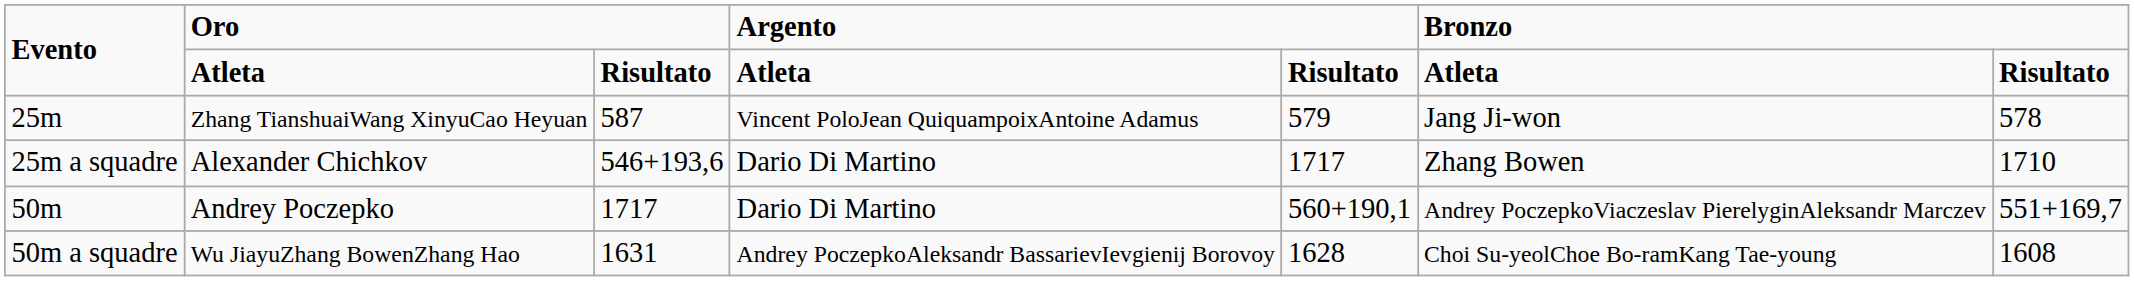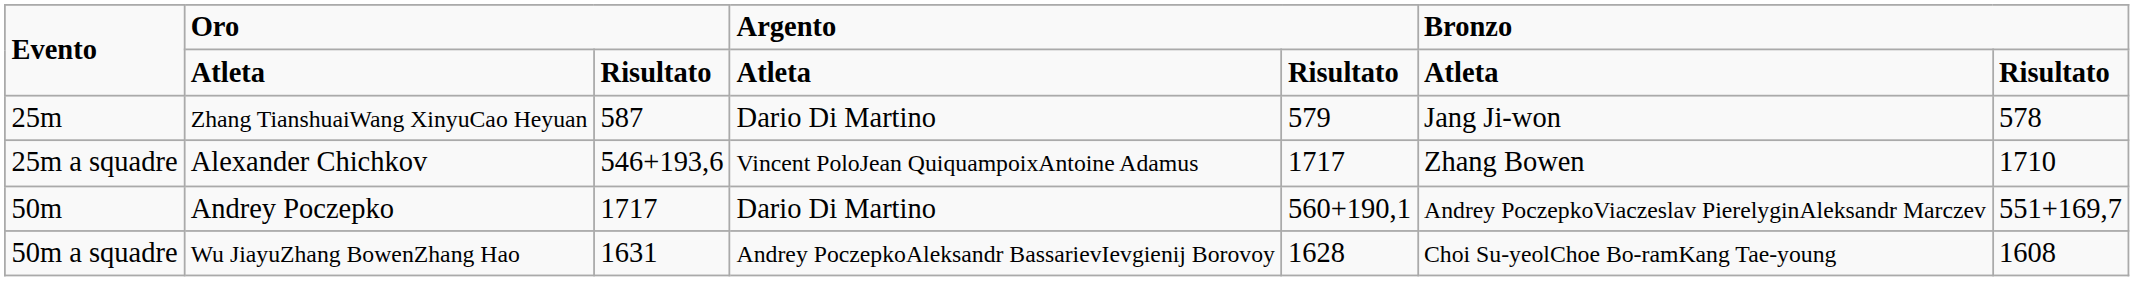(968, 119) Vincent PoloJean QuiquampoixAntoine Adamus -> (836, 117) Dario Di Martino
(836, 162) Dario Di Martino -> (968, 164) Vincent PoloJean QuiquampoixAntoine Adamus
